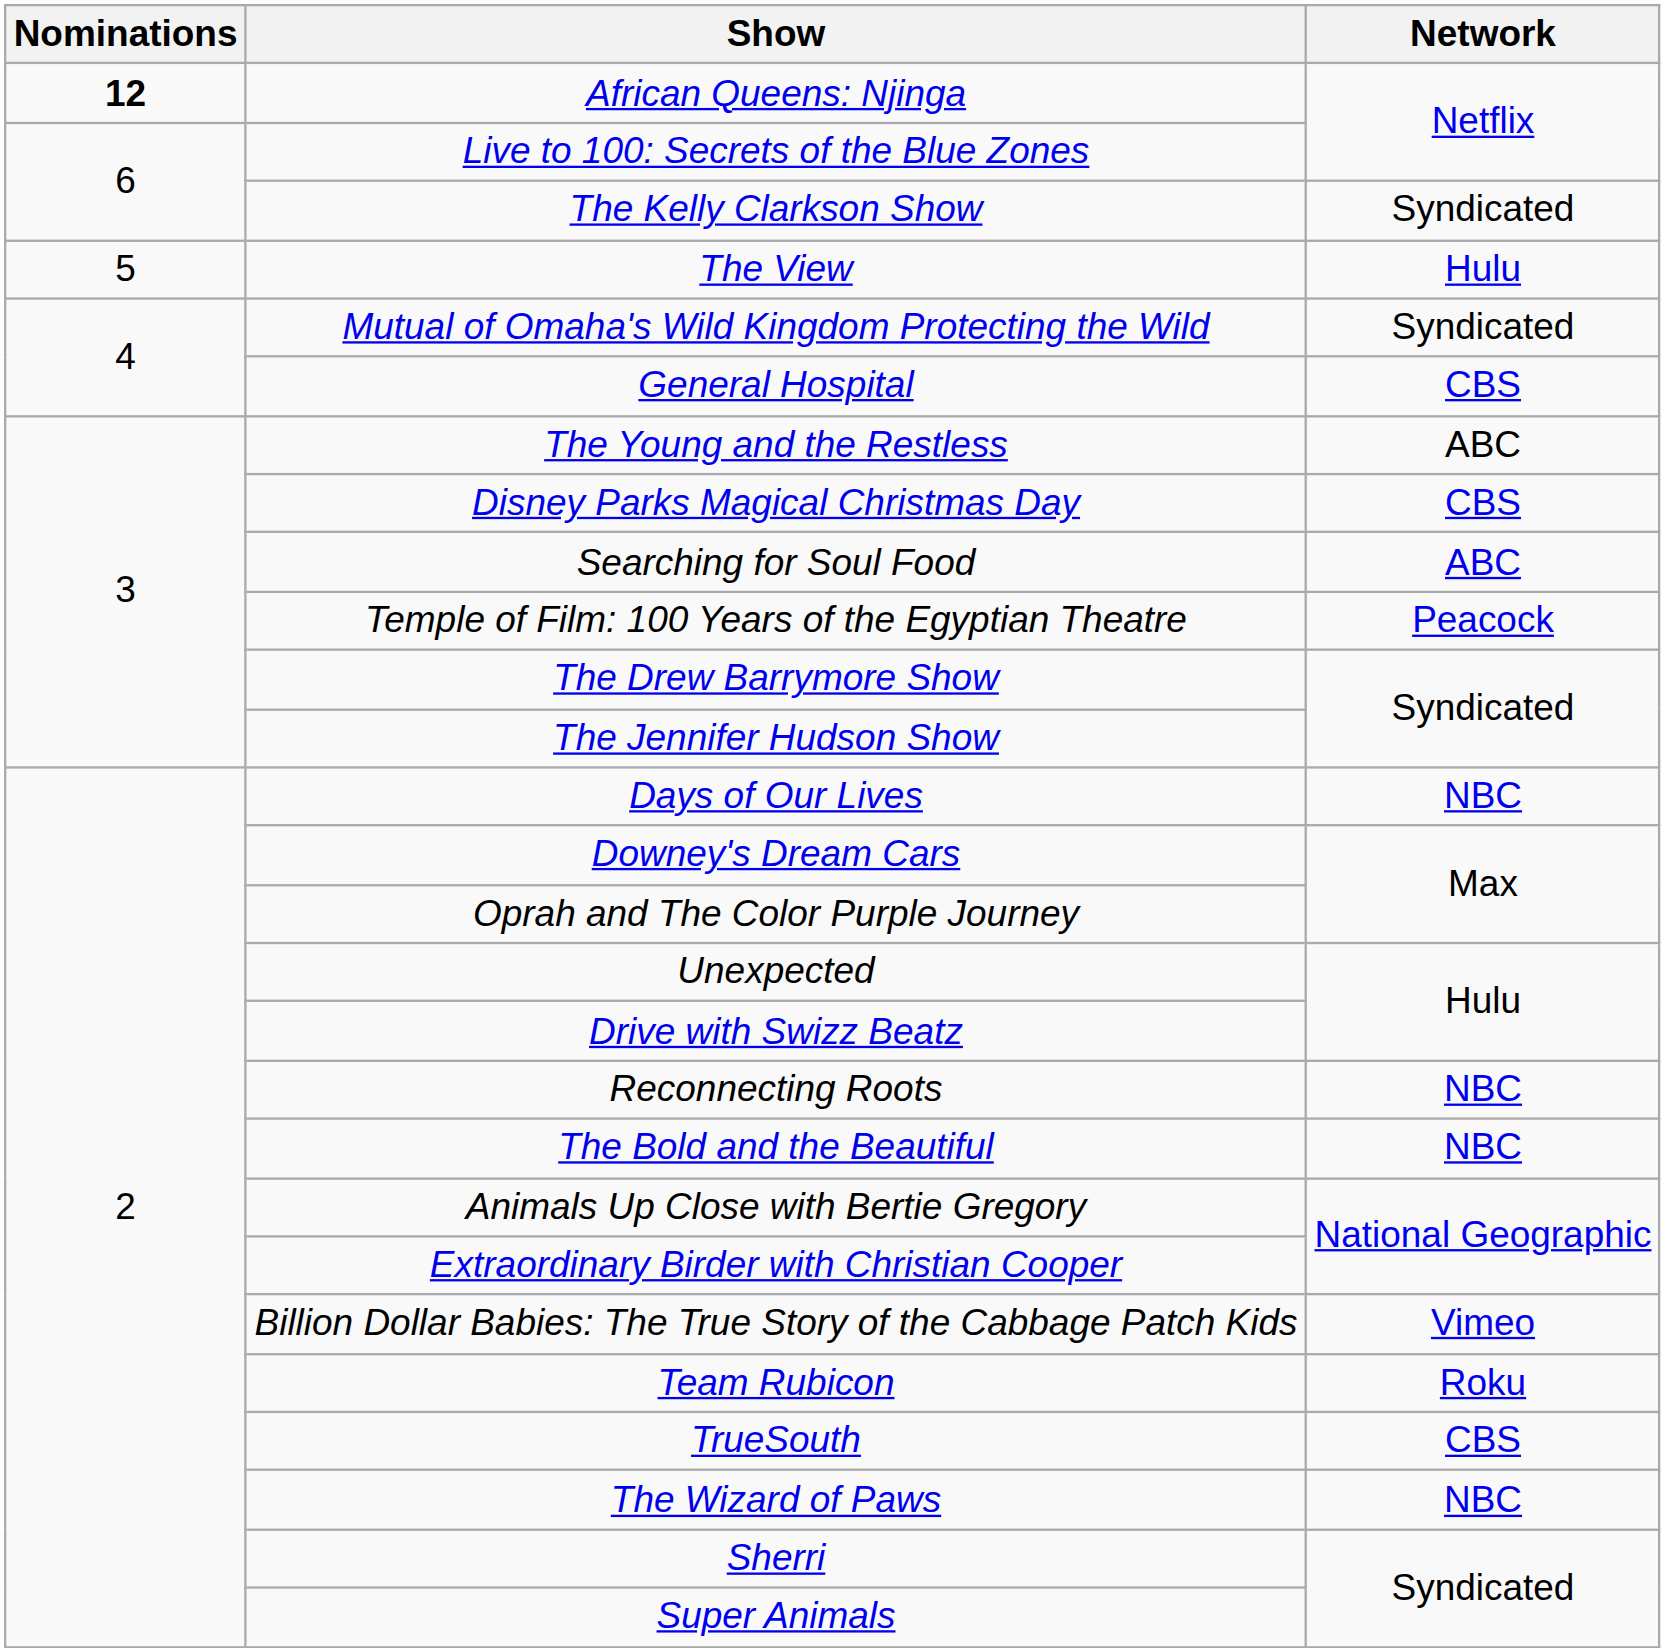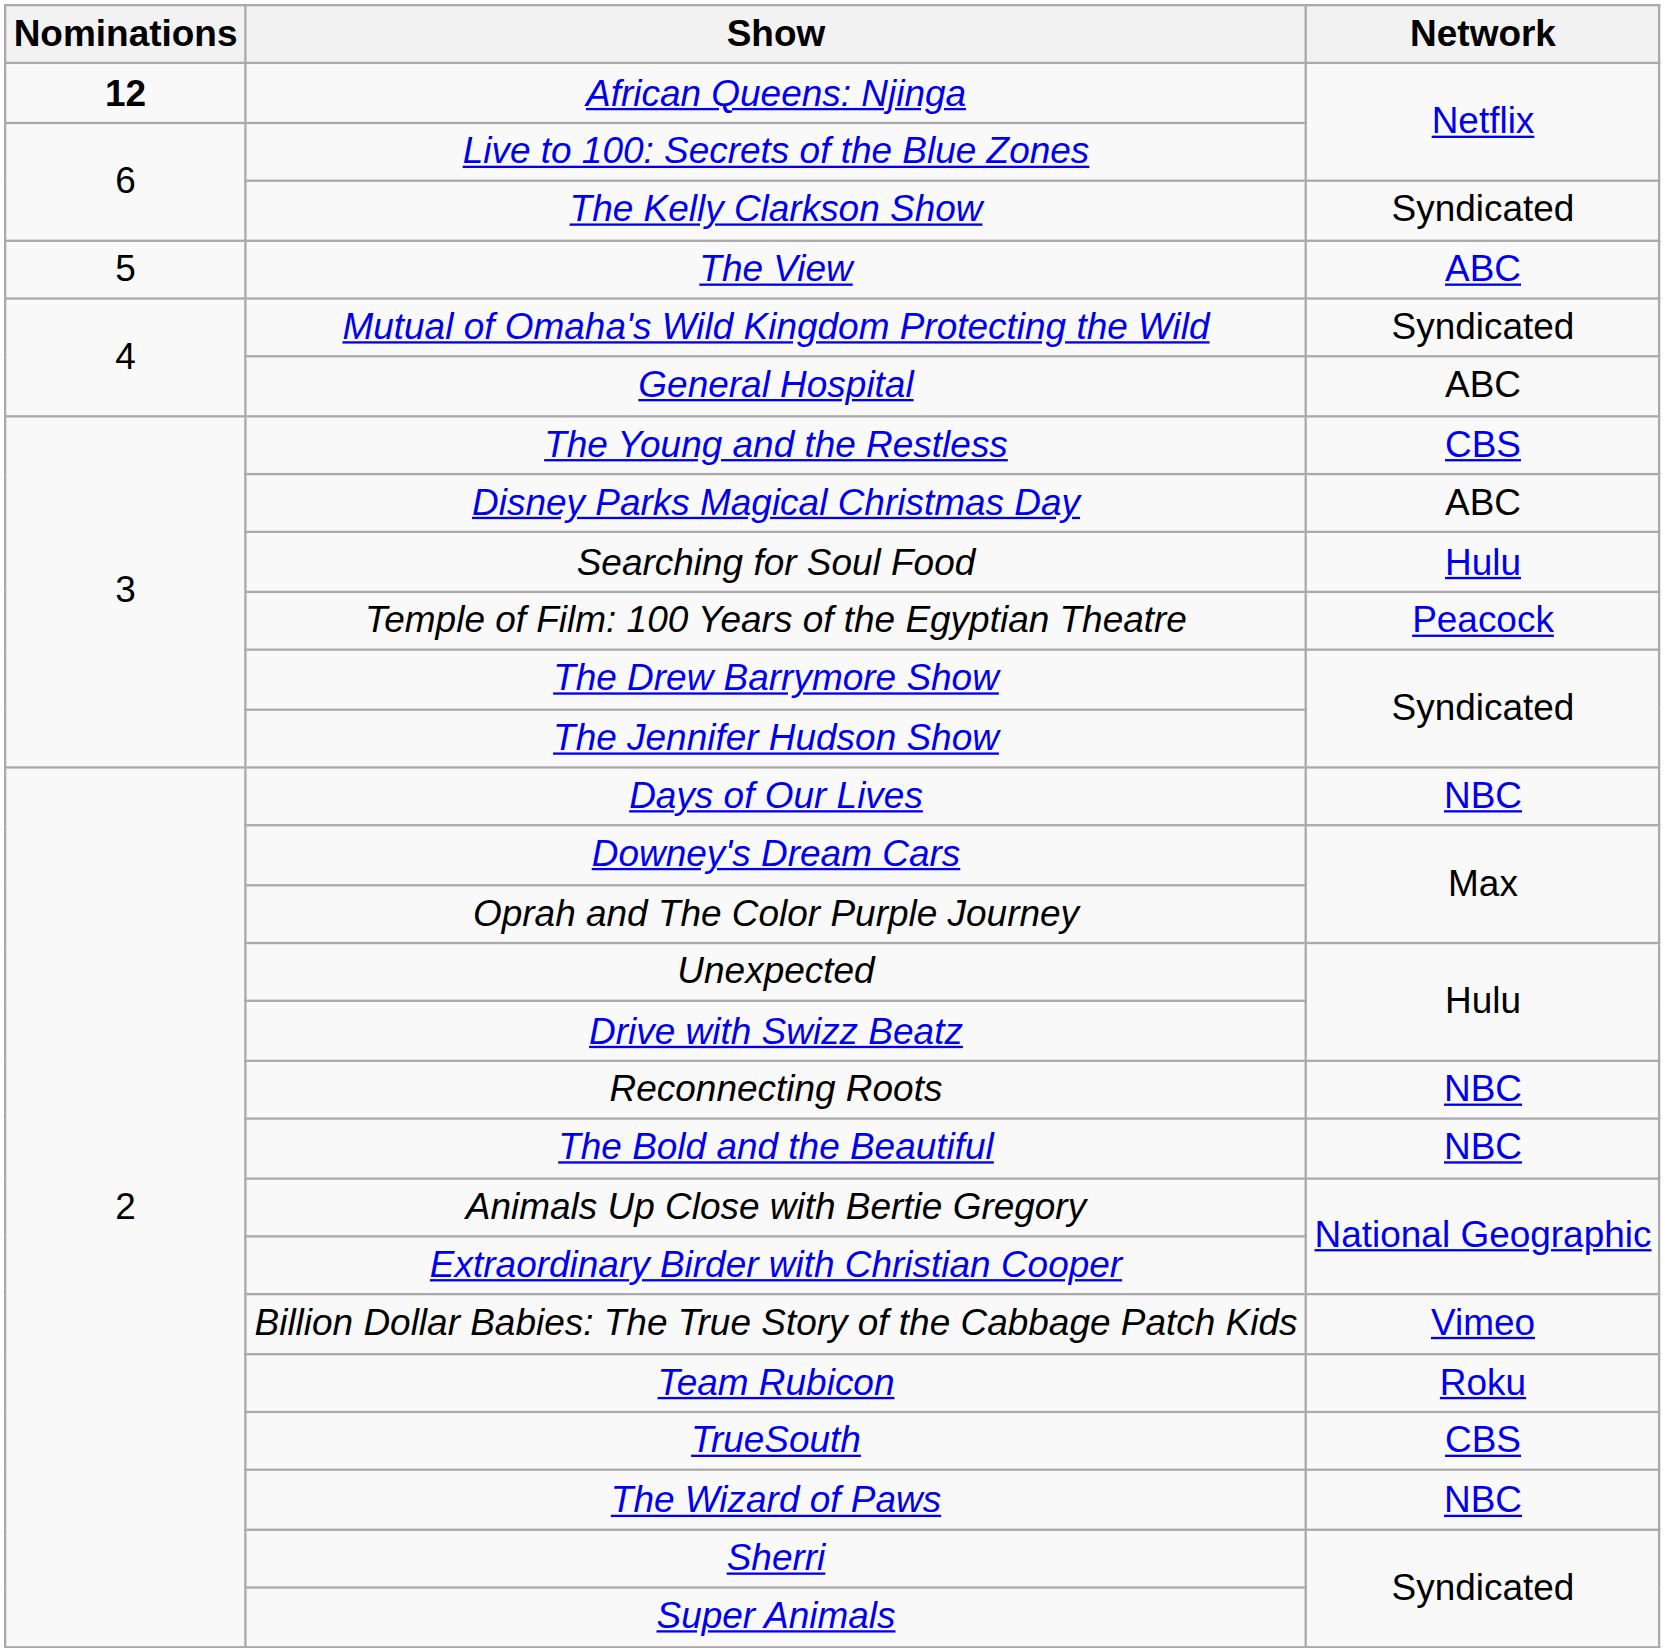(1483, 268) Hulu -> (1483, 268) ABC
(1483, 385) CBS -> (1483, 385) ABC
(1483, 444) ABC -> (1483, 444) CBS
(1483, 502) CBS -> (1483, 502) ABC
(1483, 561) ABC -> (1483, 561) Hulu
